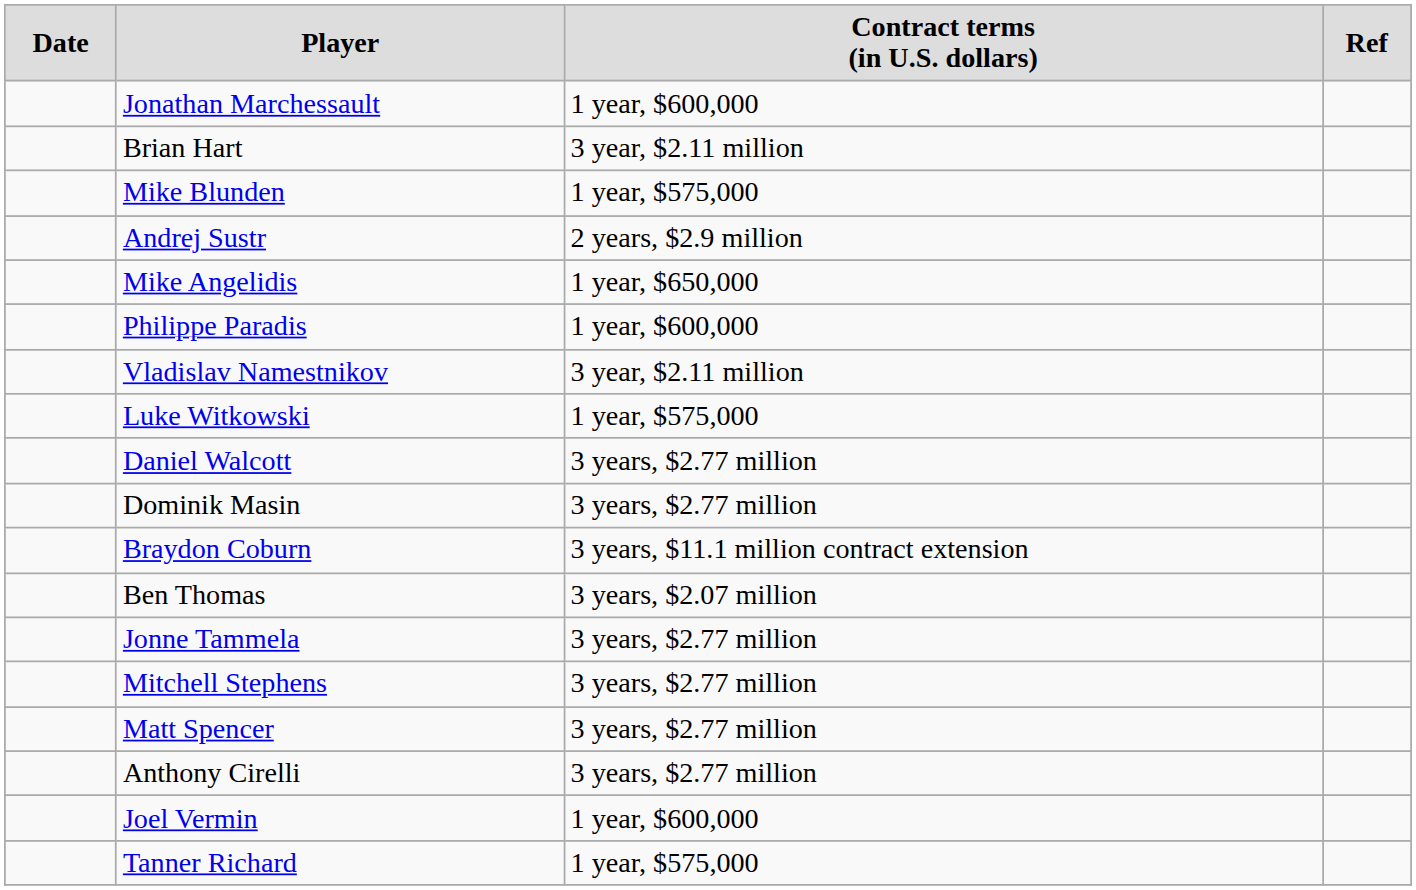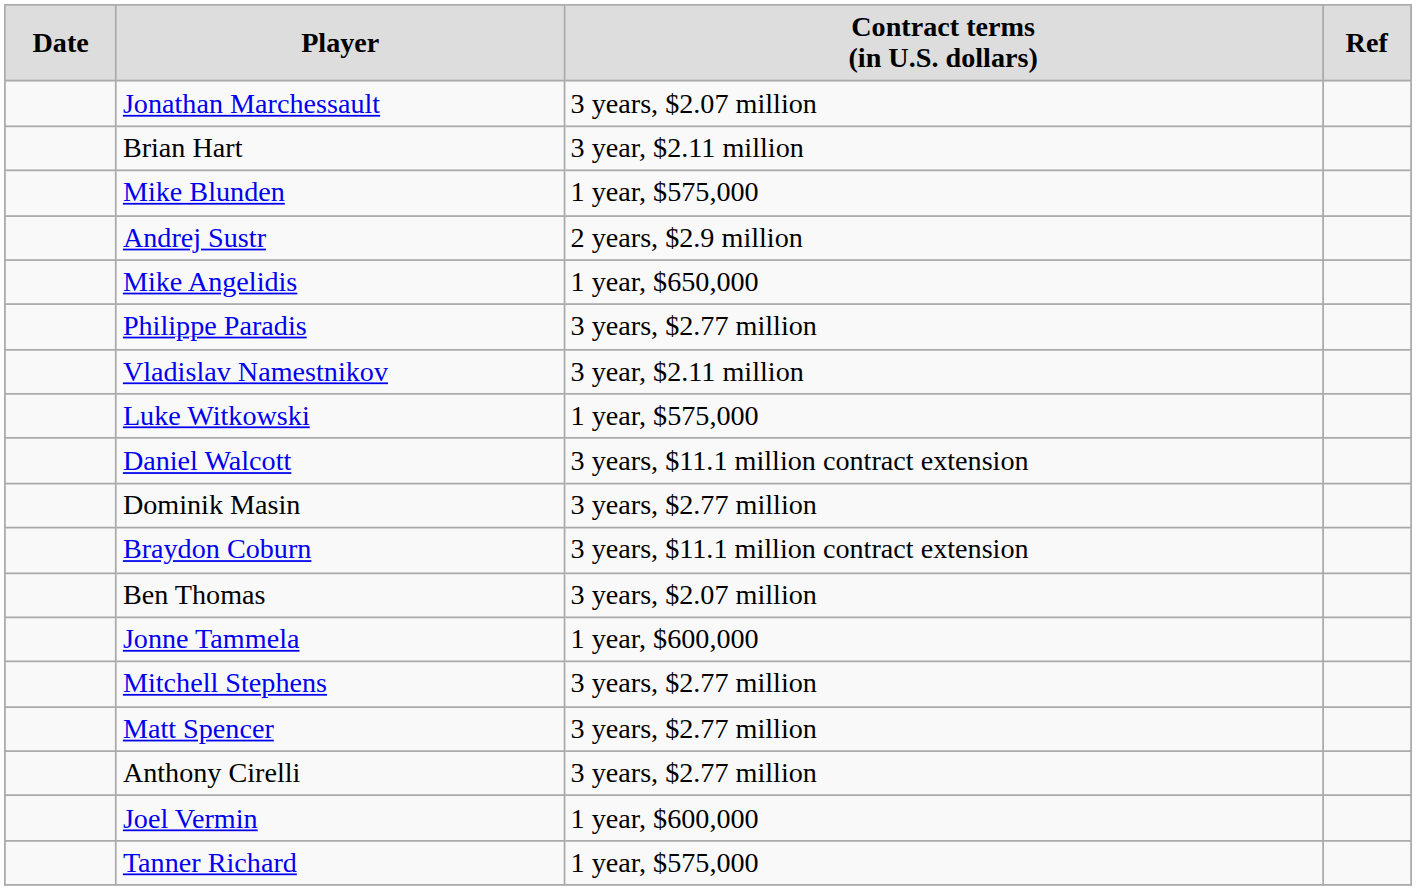(665, 103) 1 year, $600,000 -> (694, 103) 3 years, $2.07 million
(665, 326) 1 year, $600,000 -> (694, 326) 3 years, $2.77 million
(694, 460) 3 years, $2.77 million -> (800, 460) 3 years, $11.1 million contract extension
(694, 639) 3 years, $2.77 million -> (665, 639) 1 year, $600,000
